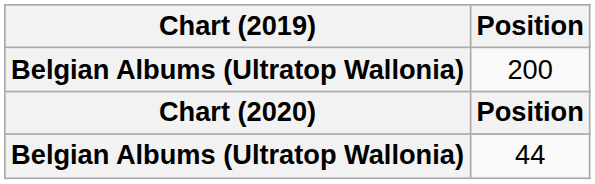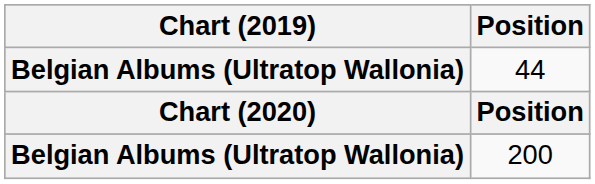rows swapped: (530, 155) <-> (530, 69)
